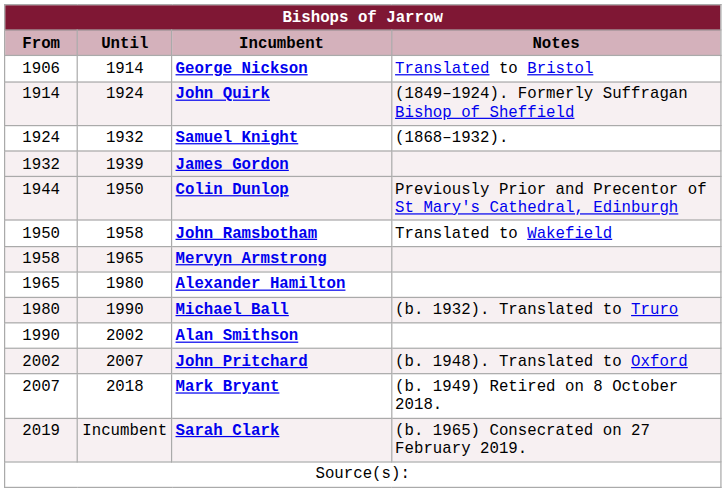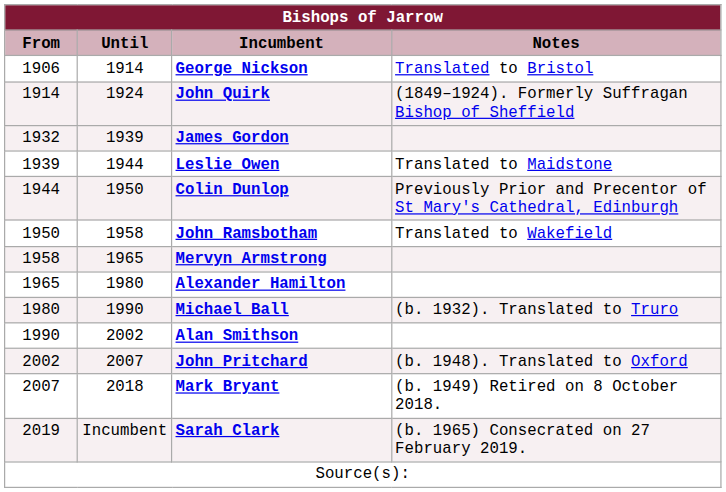- row: (237, 138)
+ row: (227, 164)
